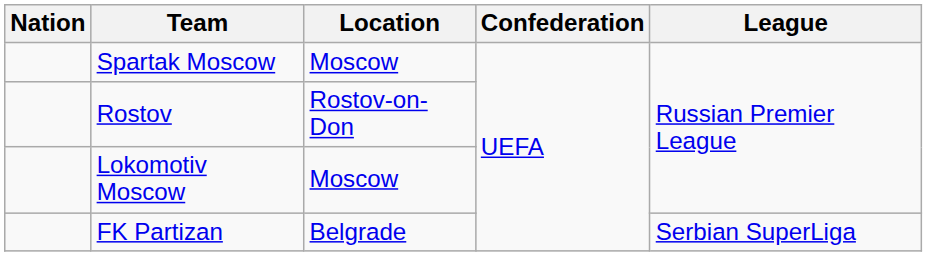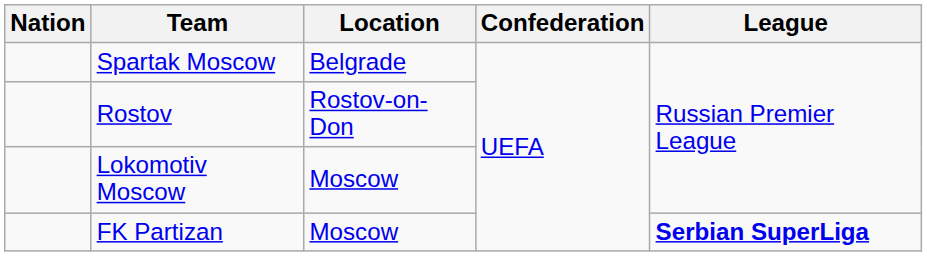(354, 61) Moscow -> (358, 61) Belgrade
(358, 231) Belgrade -> (354, 231) Moscow
(756, 231) normal -> (762, 231) bold
